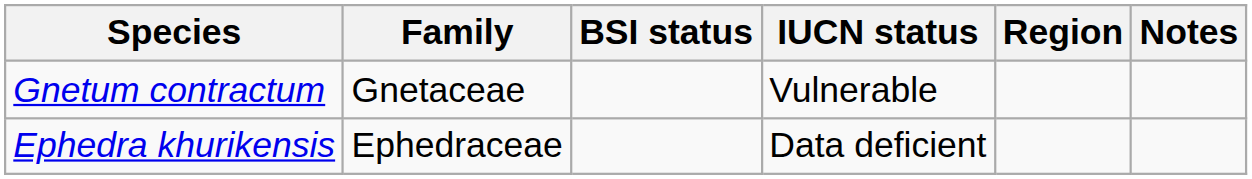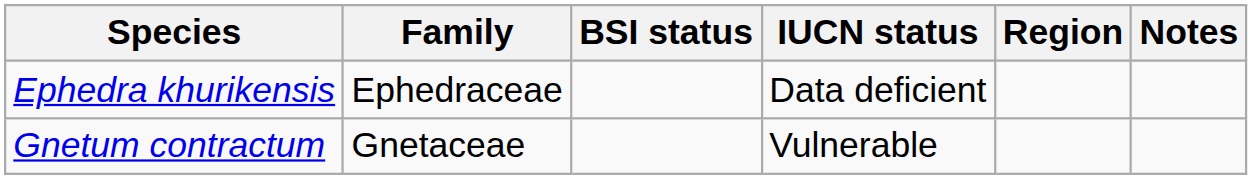rows swapped: (174, 145) <-> (169, 88)
